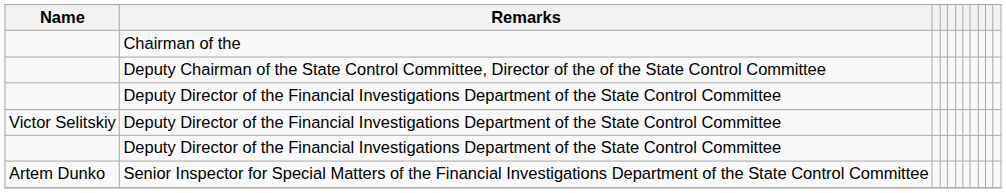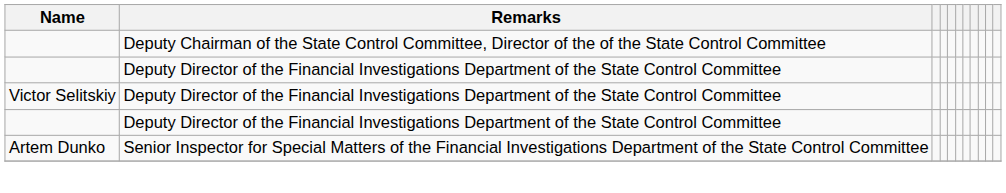- row: (62, 44)
